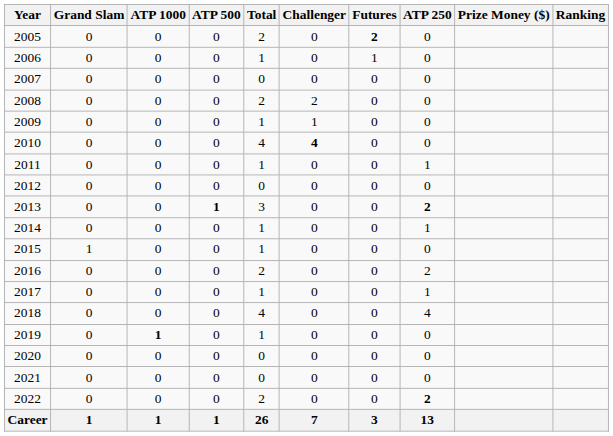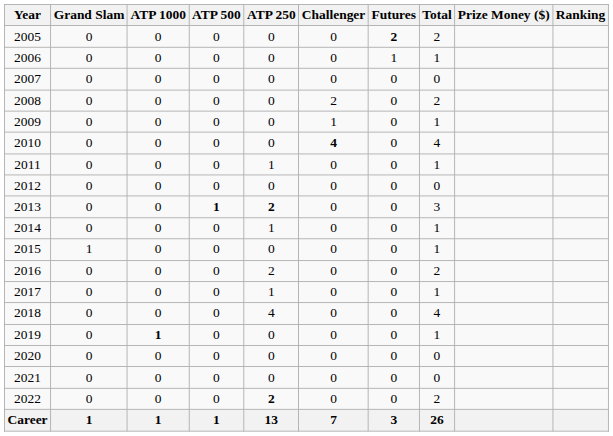columns swapped: (427, 15) <-> (262, 15)
